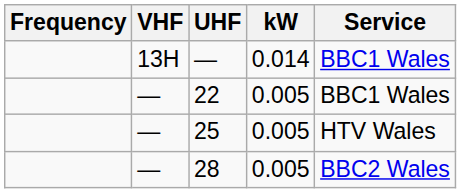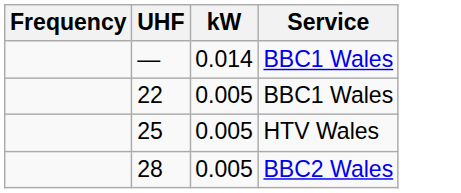- column: (160, 22)
